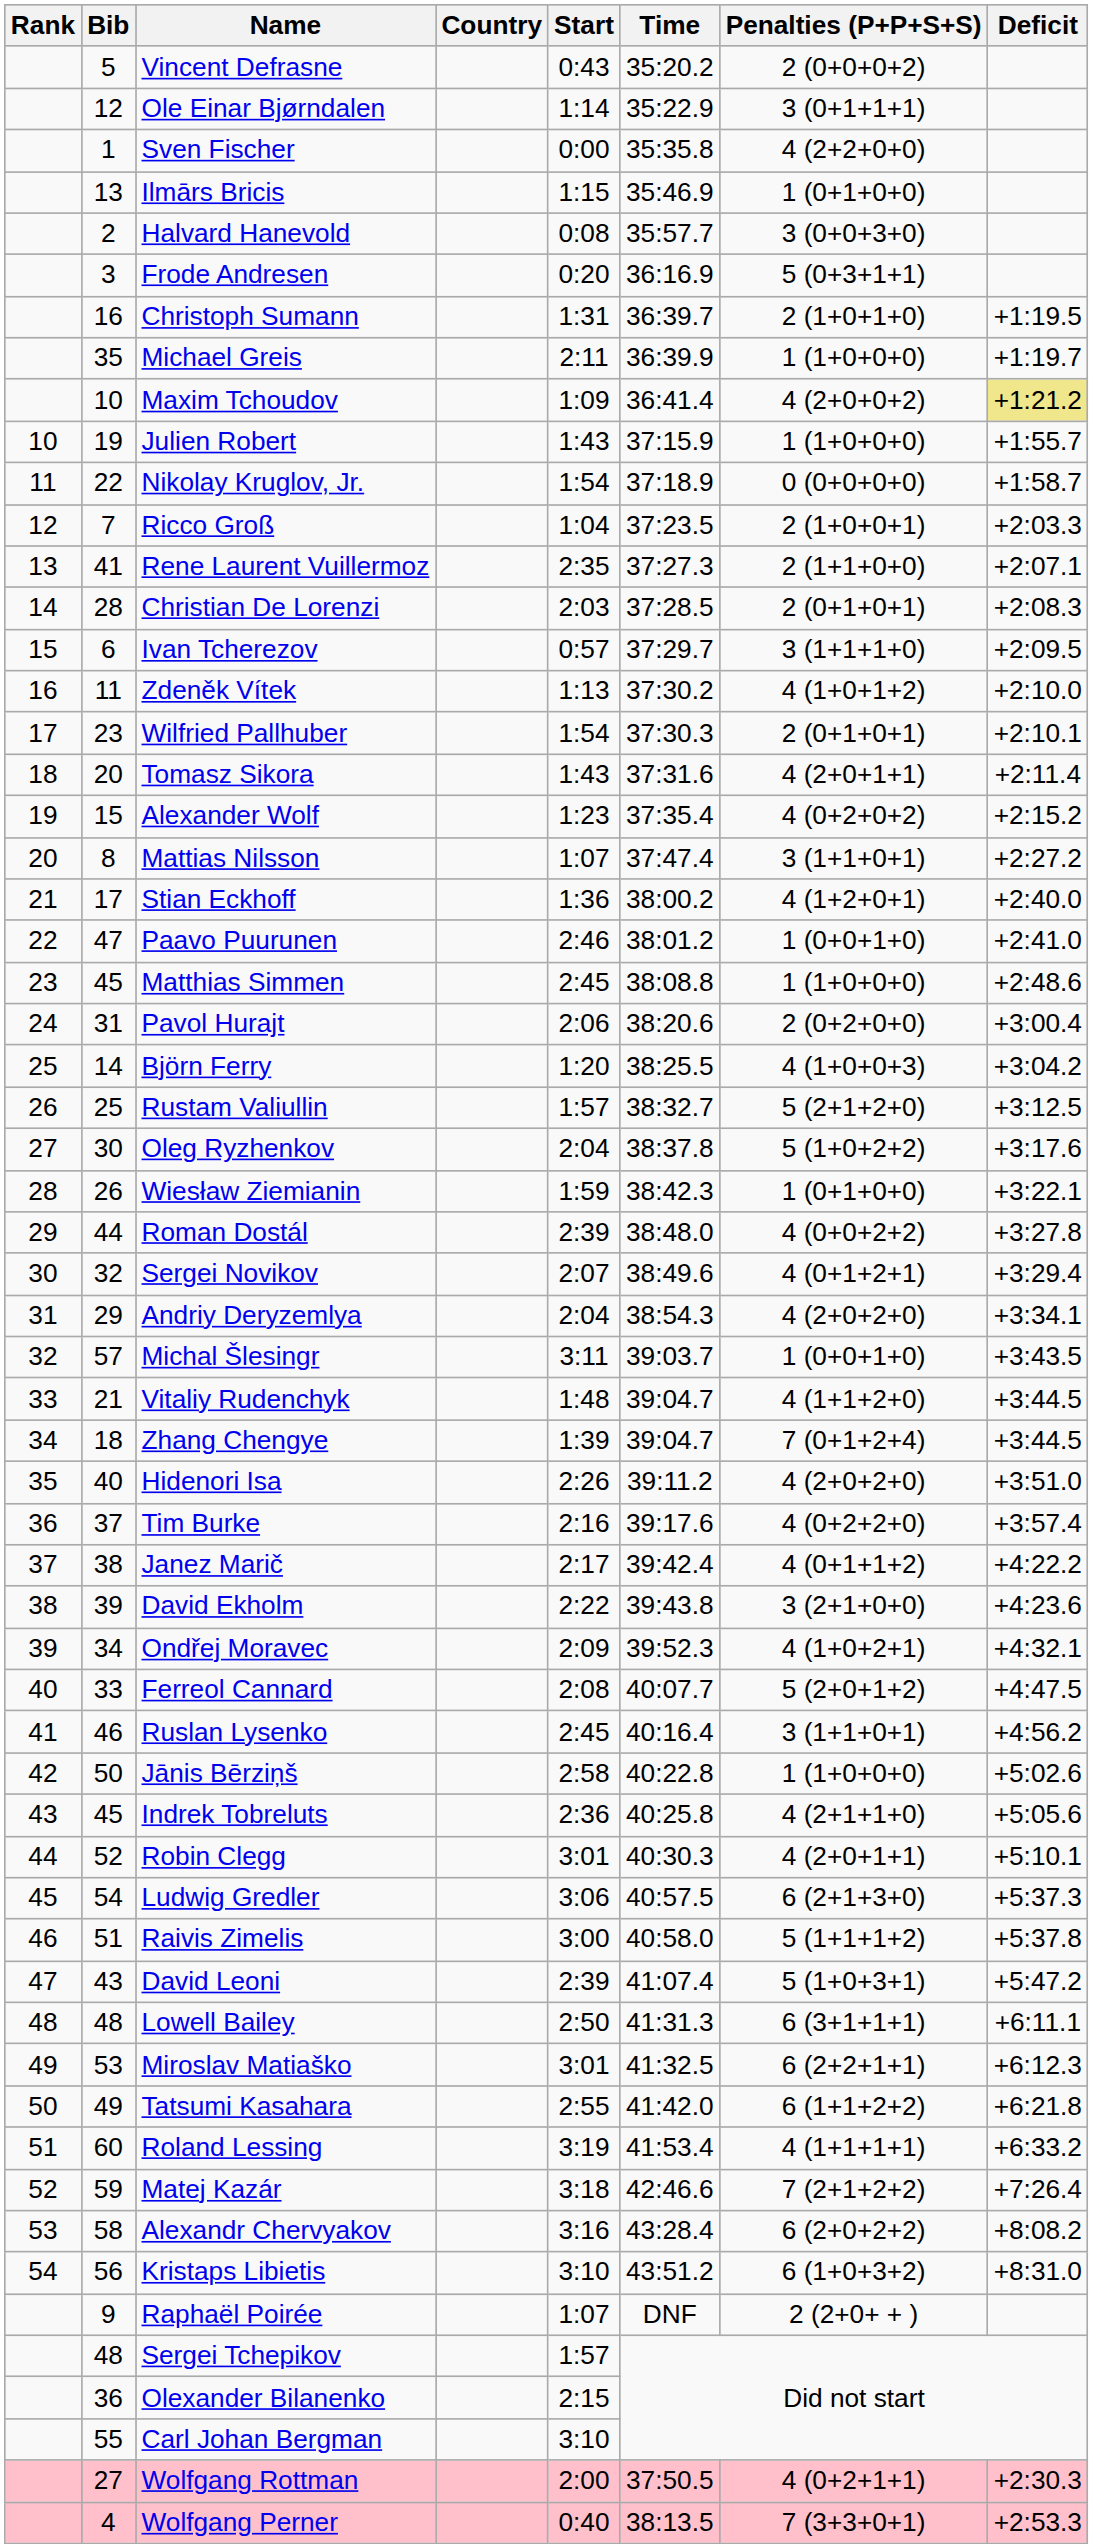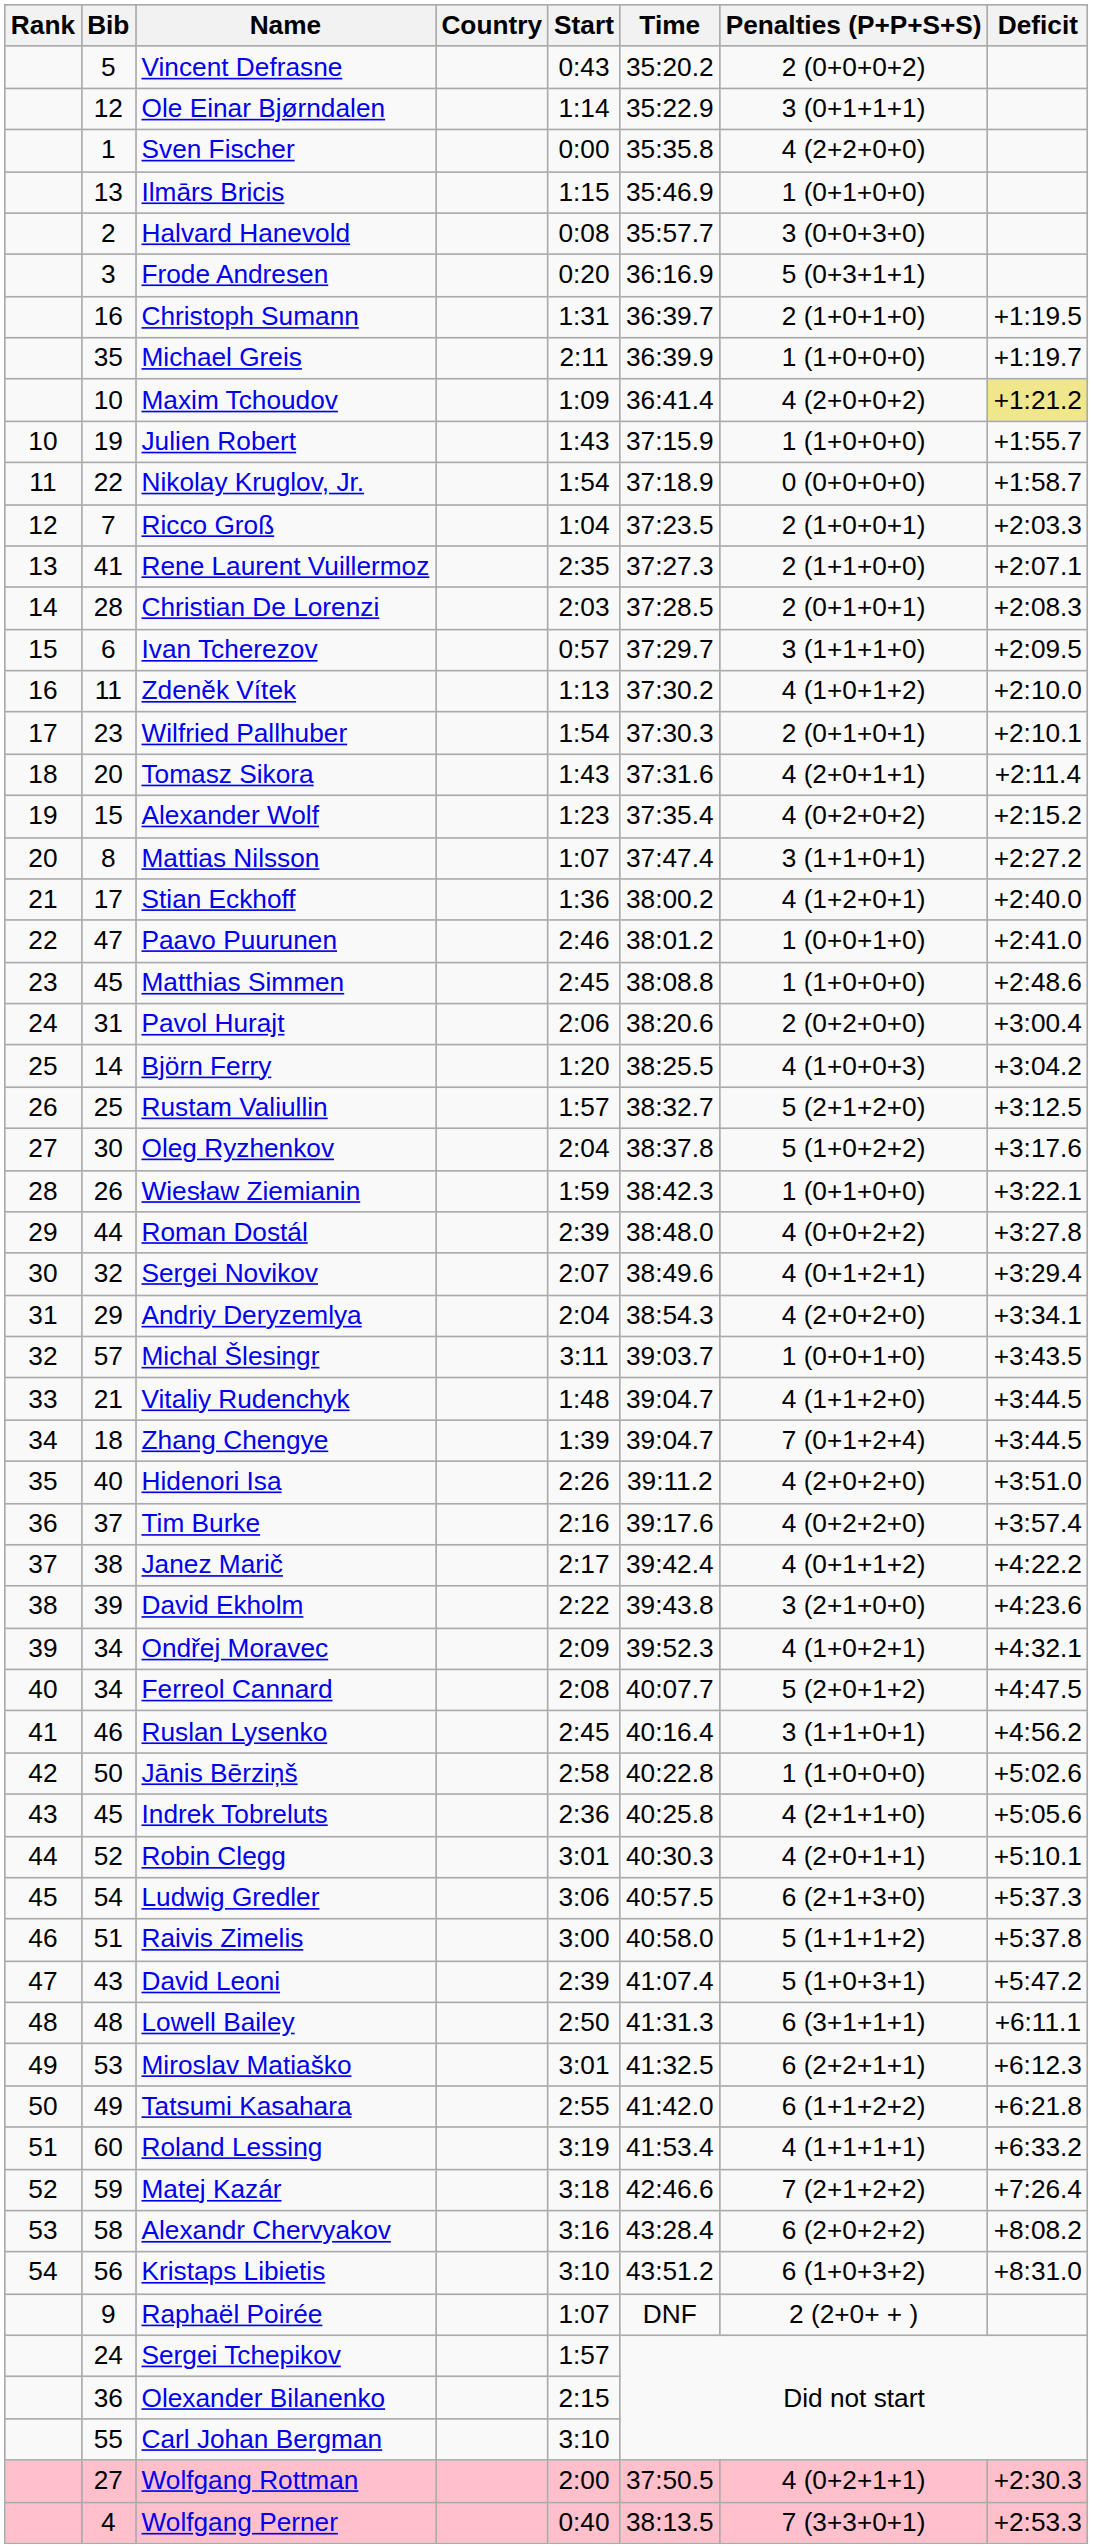(108, 1689) 33 -> (108, 1689) 34
(108, 2355) 48 -> (108, 2355) 24
